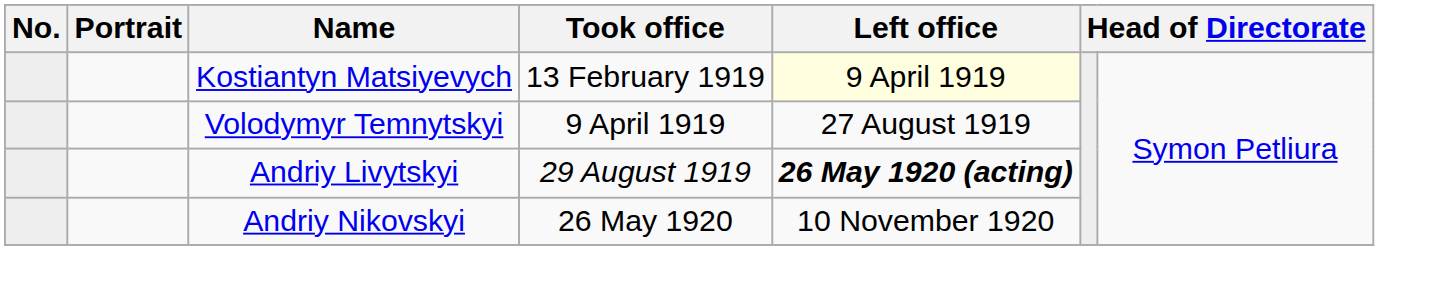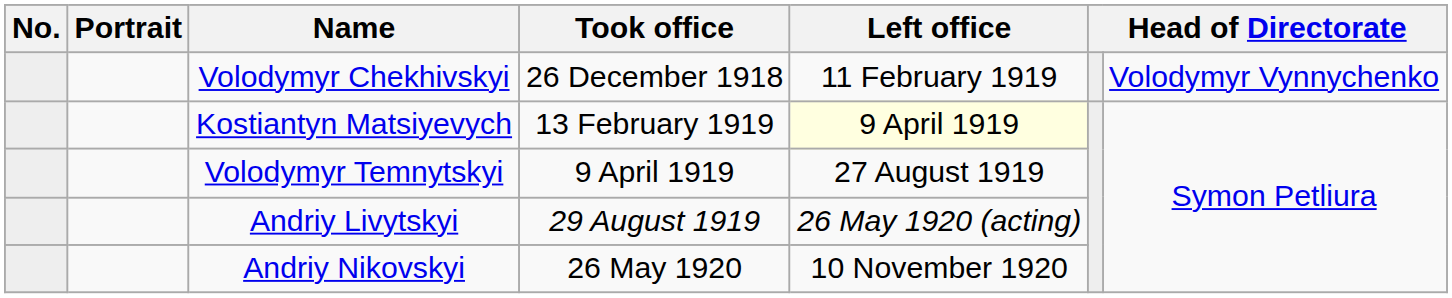+ row: (354, 76)
(926, 172) bold -> (939, 220) normal
